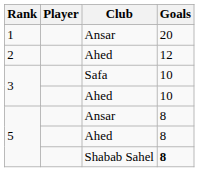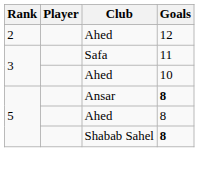- row: (11, 34)
(166, 75) 10 -> (166, 55) 11
(163, 116) normal -> (163, 95) bold
